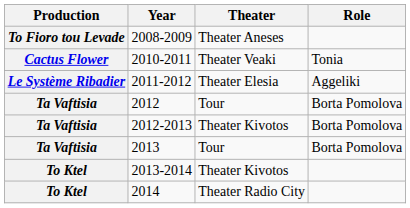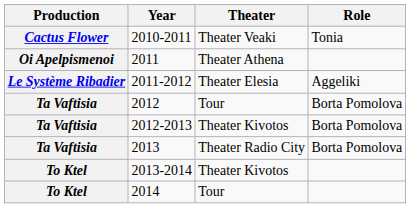- row: (162, 37)
+ row: (145, 59)
(211, 147) Tour -> (252, 147) Theater Radio City
(252, 192) Theater Radio City -> (211, 192) Tour
